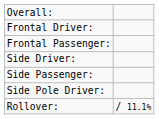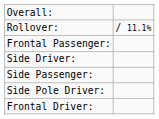rows swapped: (50, 28) <-> (33, 106)
